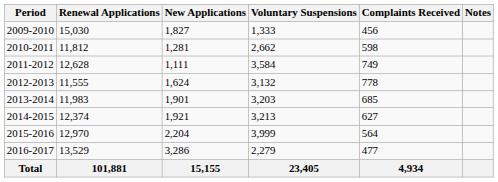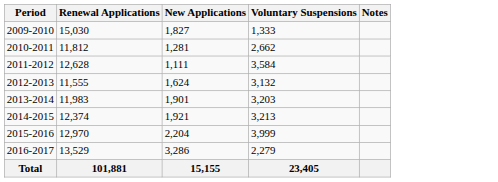- column: (411, 13)
